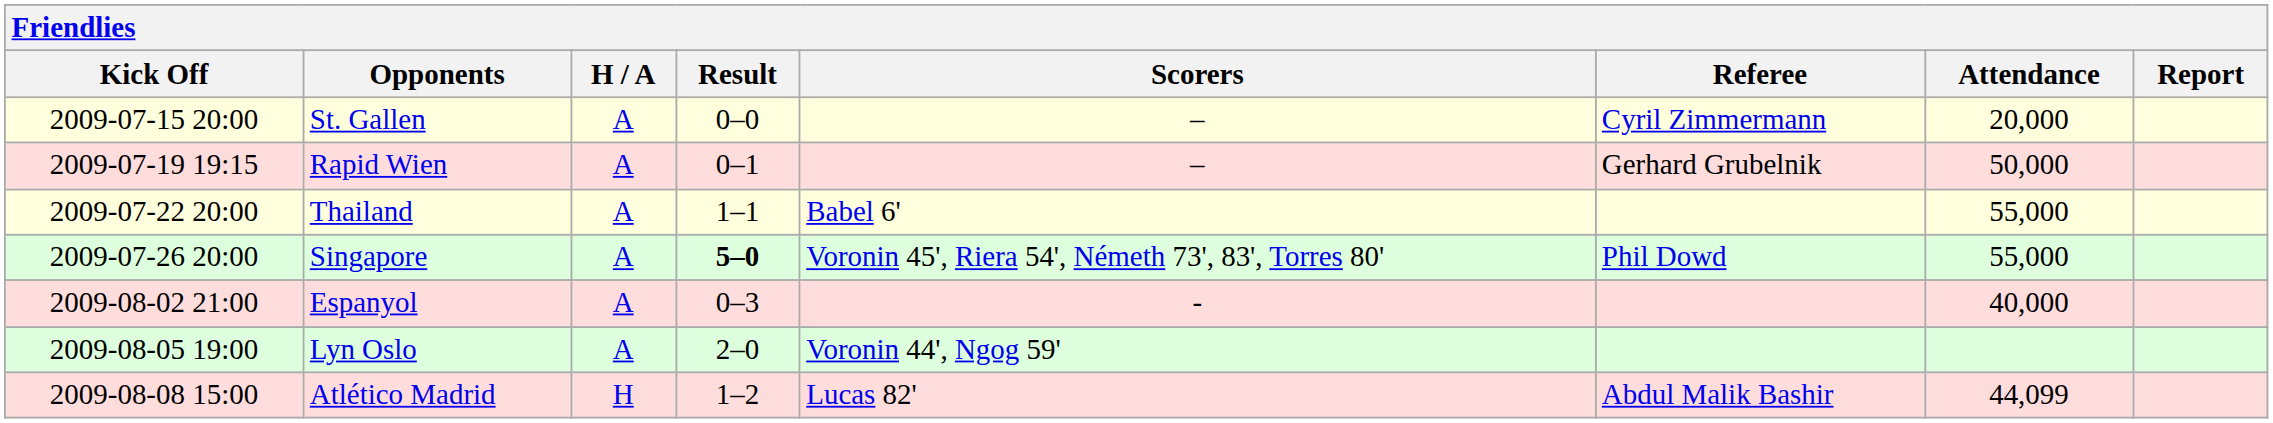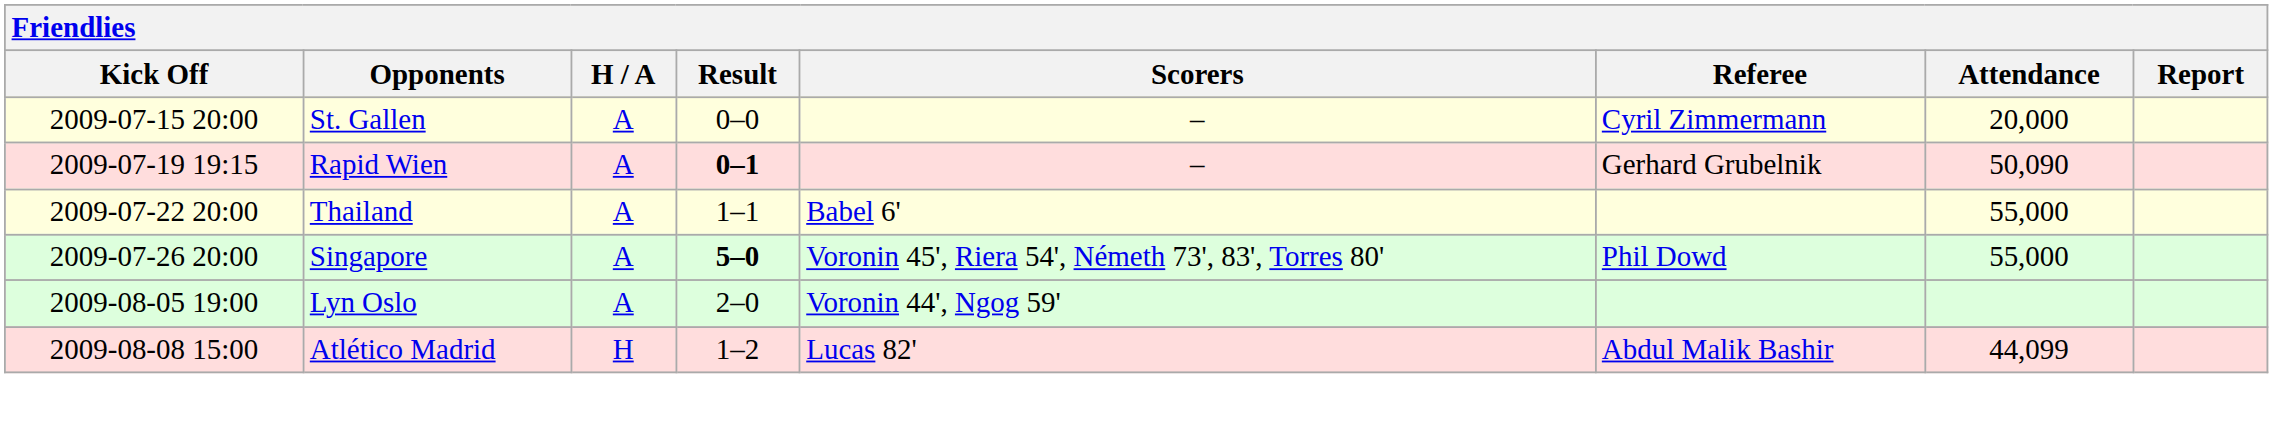(738, 165) normal -> (738, 165) bold
(2029, 165) 50,000 -> (2029, 165) 50,090
- row: (364, 303)
